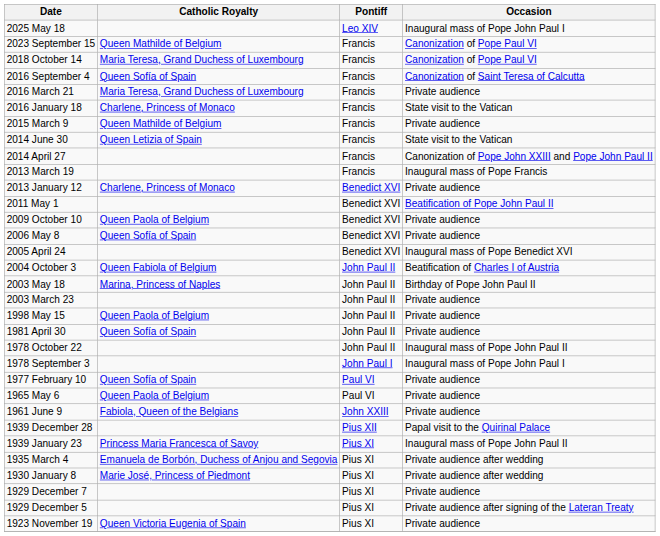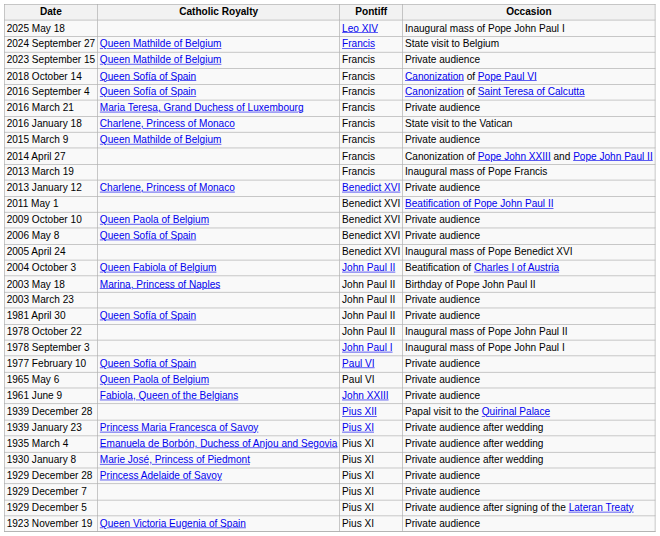+ row: (51, 44)
(471, 44) Canonization of Pope Paul VI -> (443, 60) Private audience
(202, 60) Maria Teresa, Grand Duchess of Luxembourg -> (148, 76) Queen Sofía of Spain
- row: (37, 140)
- row: (36, 316)
(486, 444) Inaugural mass of Pope John Paul II -> (474, 428) Private audience after wedding
+ row: (50, 476)
